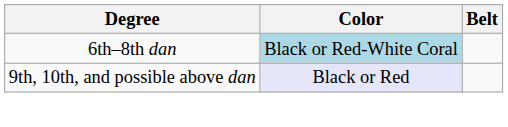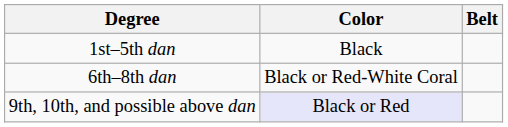+ row: (132, 48)
(361, 48) lightblue background -> (361, 77) no background
